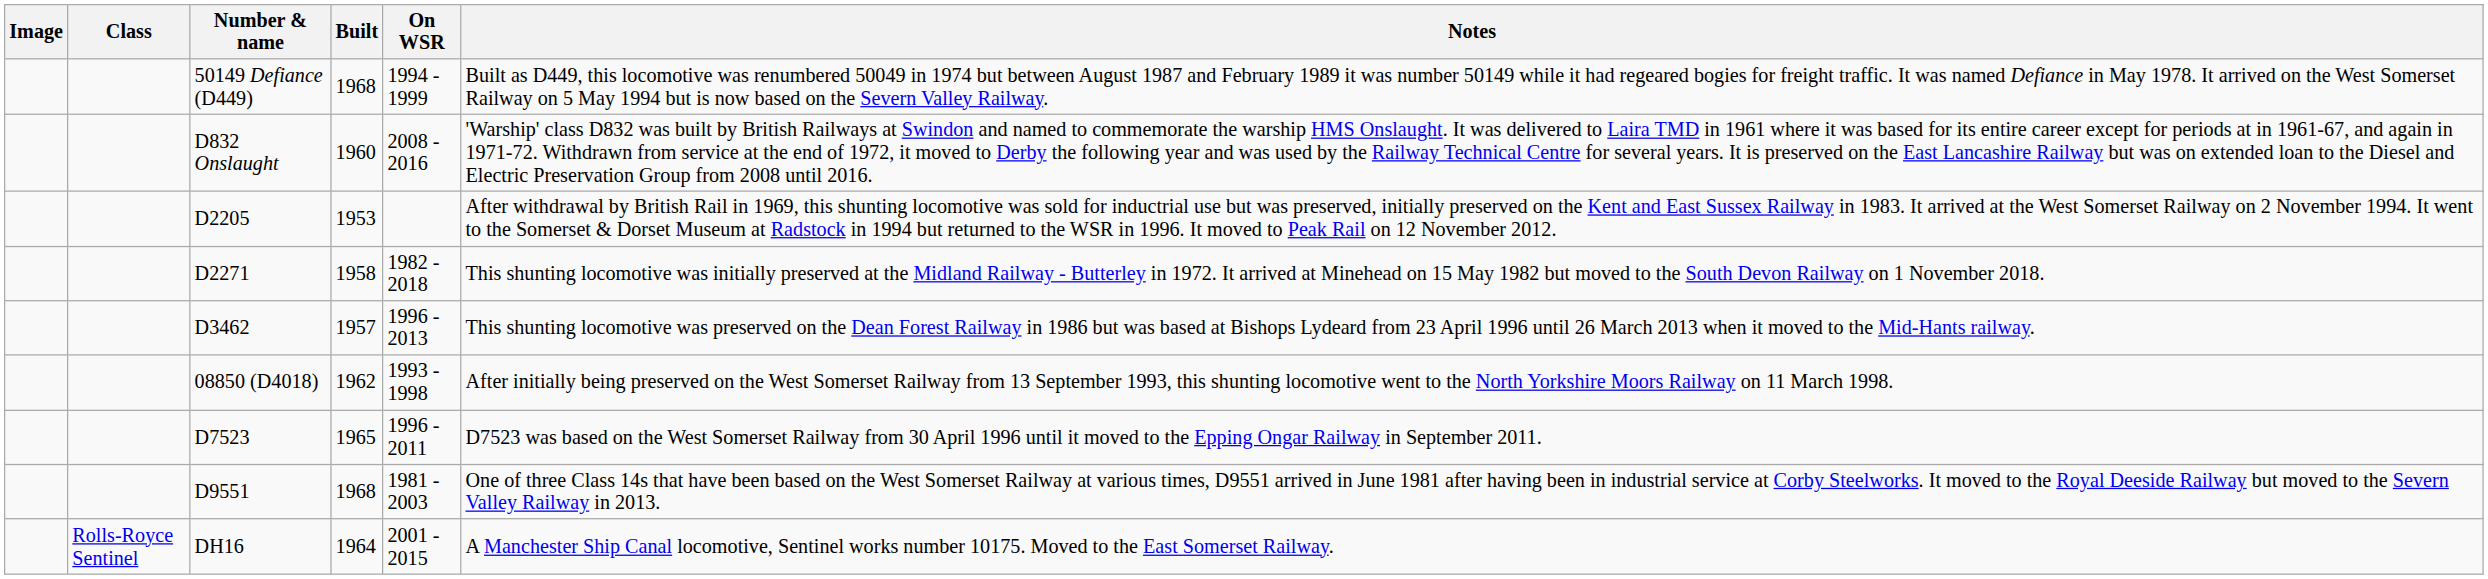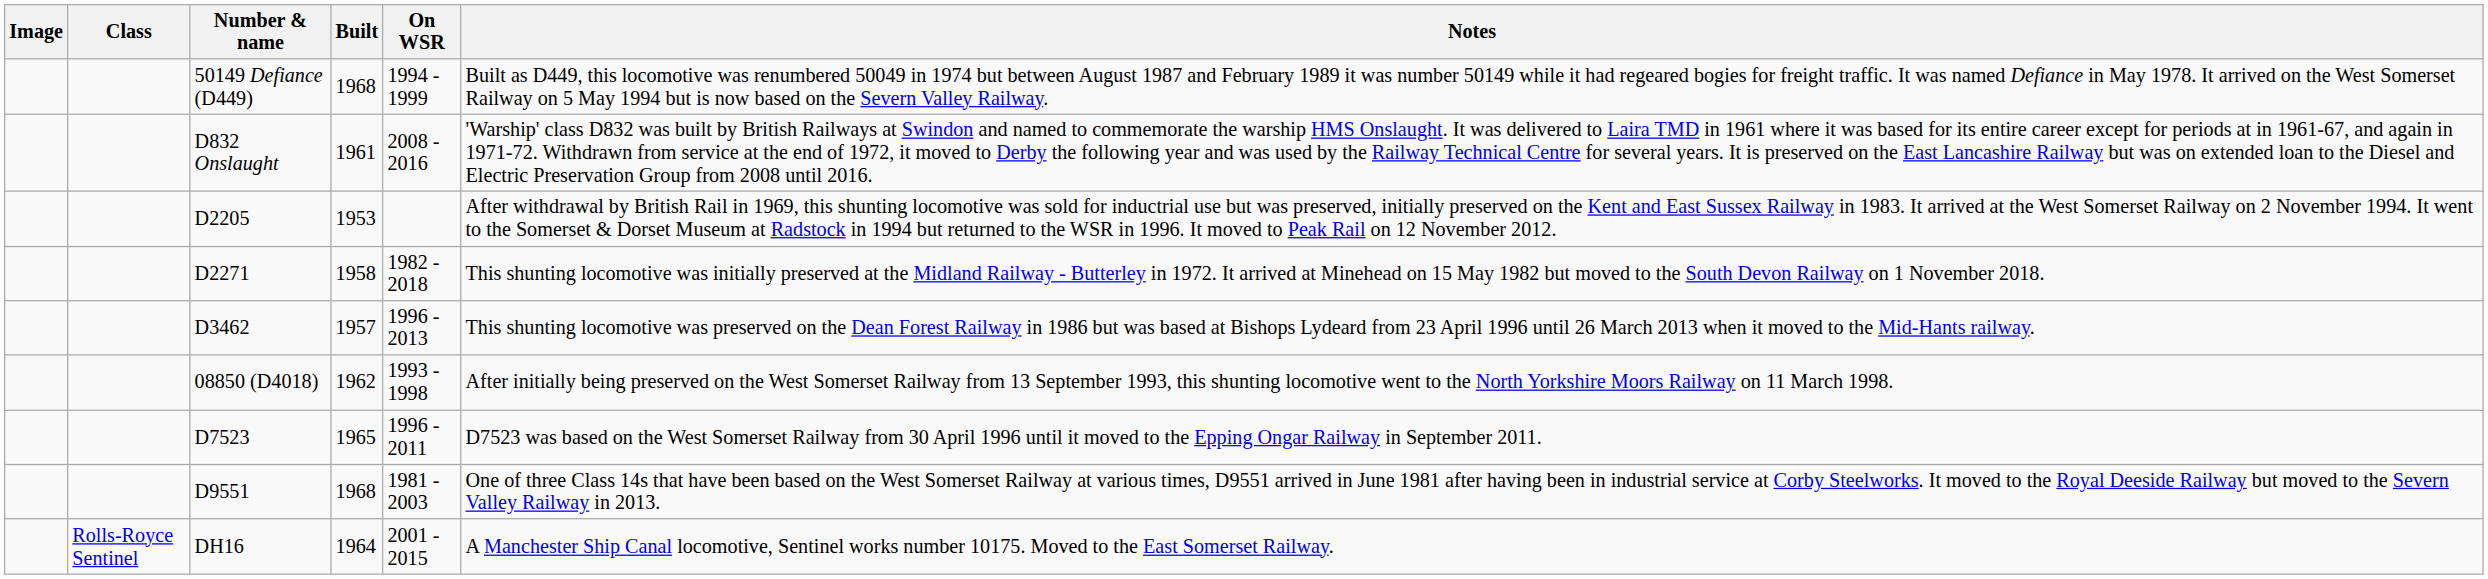(356, 152) 1960 -> (356, 152) 1961
